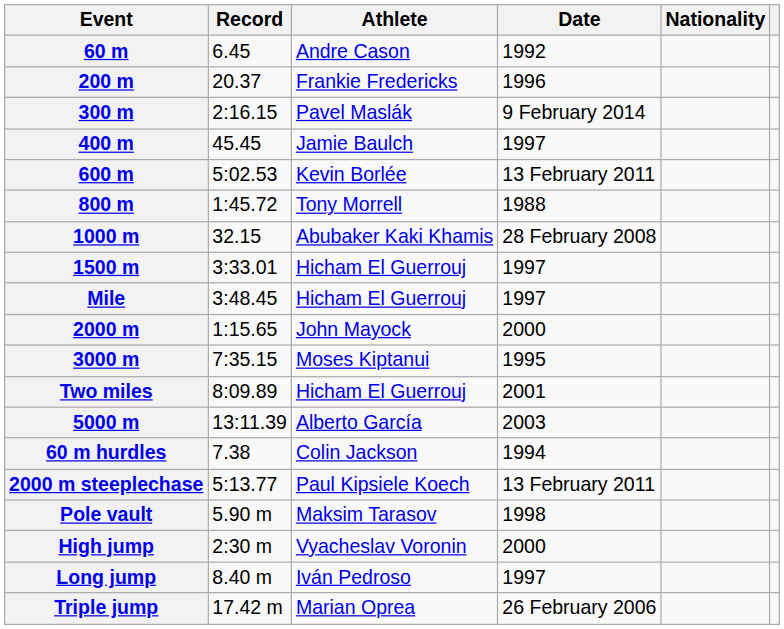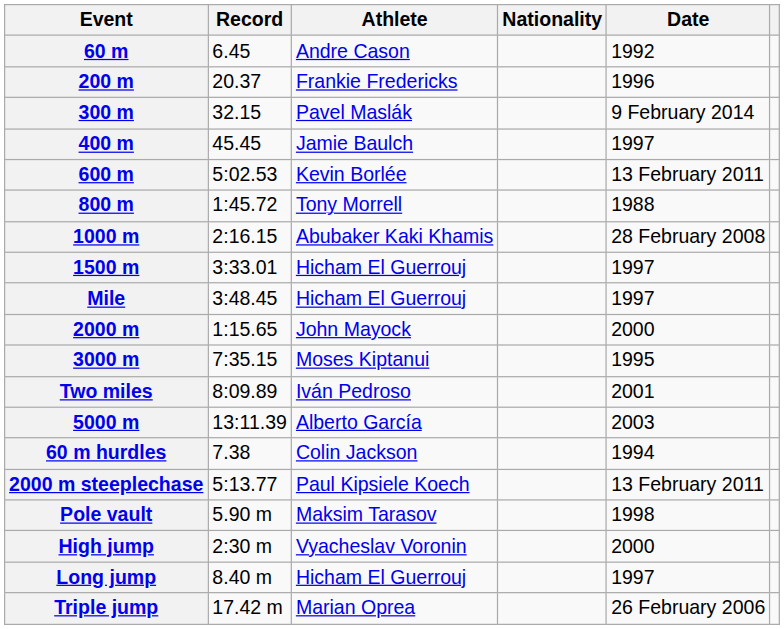columns swapped: (715, 19) <-> (579, 19)
(245, 112) 2:16.15 -> (237, 112) 32.15
(237, 236) 32.15 -> (245, 236) 2:16.15
(381, 391) Hicham El Guerrouj -> (353, 391) Iván Pedroso
(353, 577) Iván Pedroso -> (381, 577) Hicham El Guerrouj
